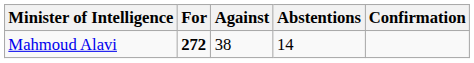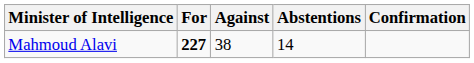(194, 44) 272 -> (194, 44) 227
